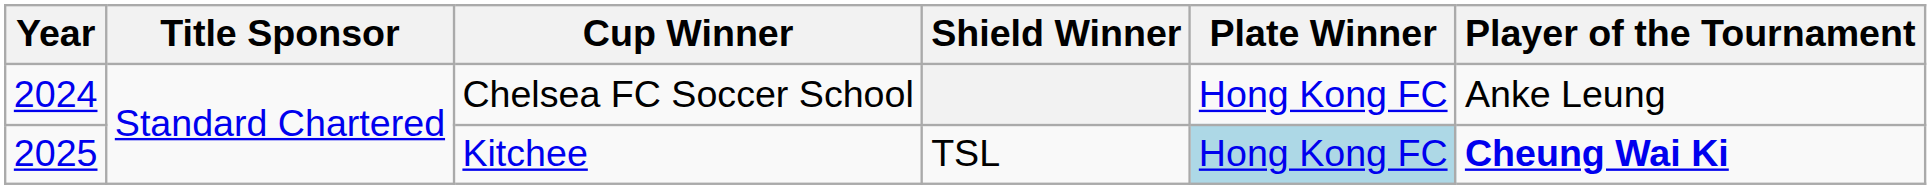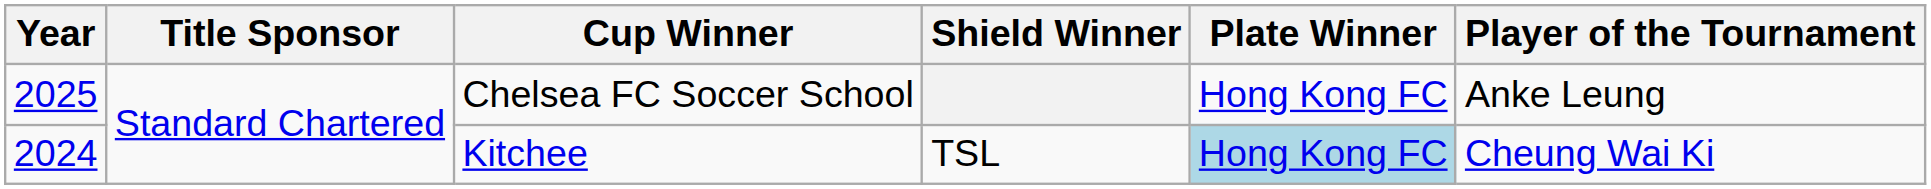(56, 93) 2024 -> (56, 93) 2025
(56, 153) 2025 -> (56, 153) 2024
(1597, 153) bold -> (1590, 153) normal
